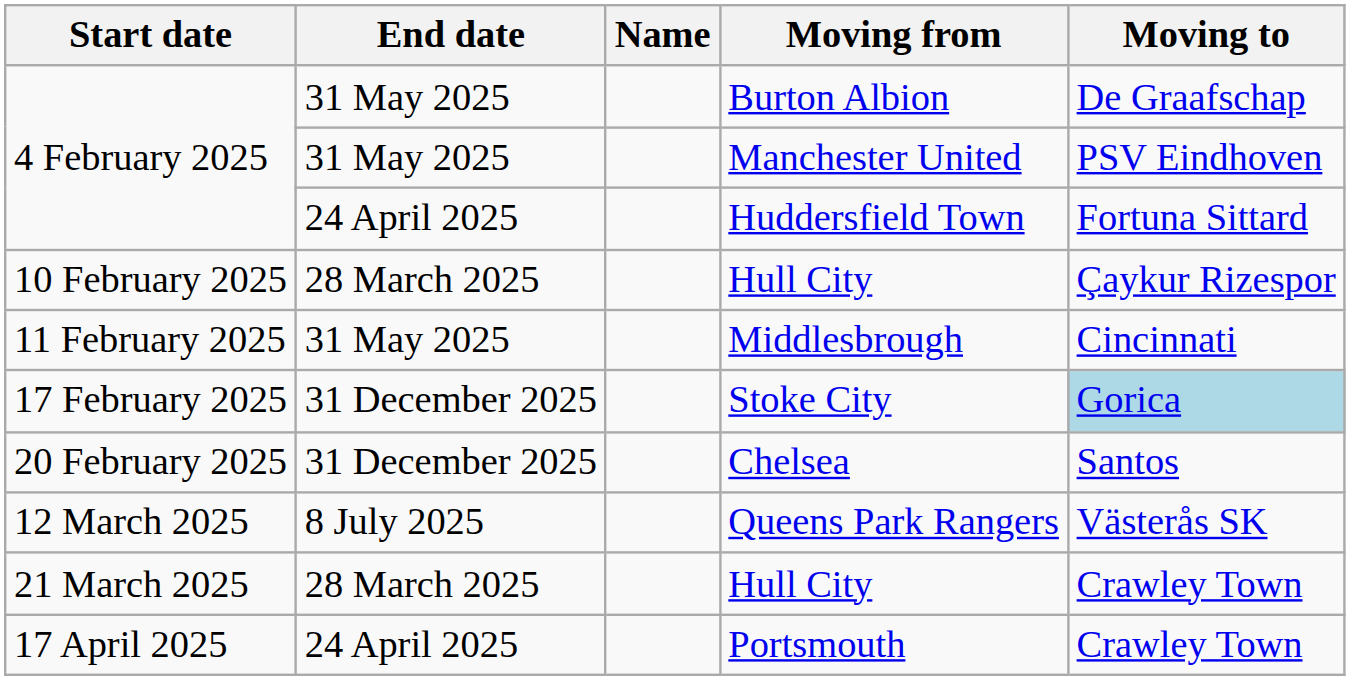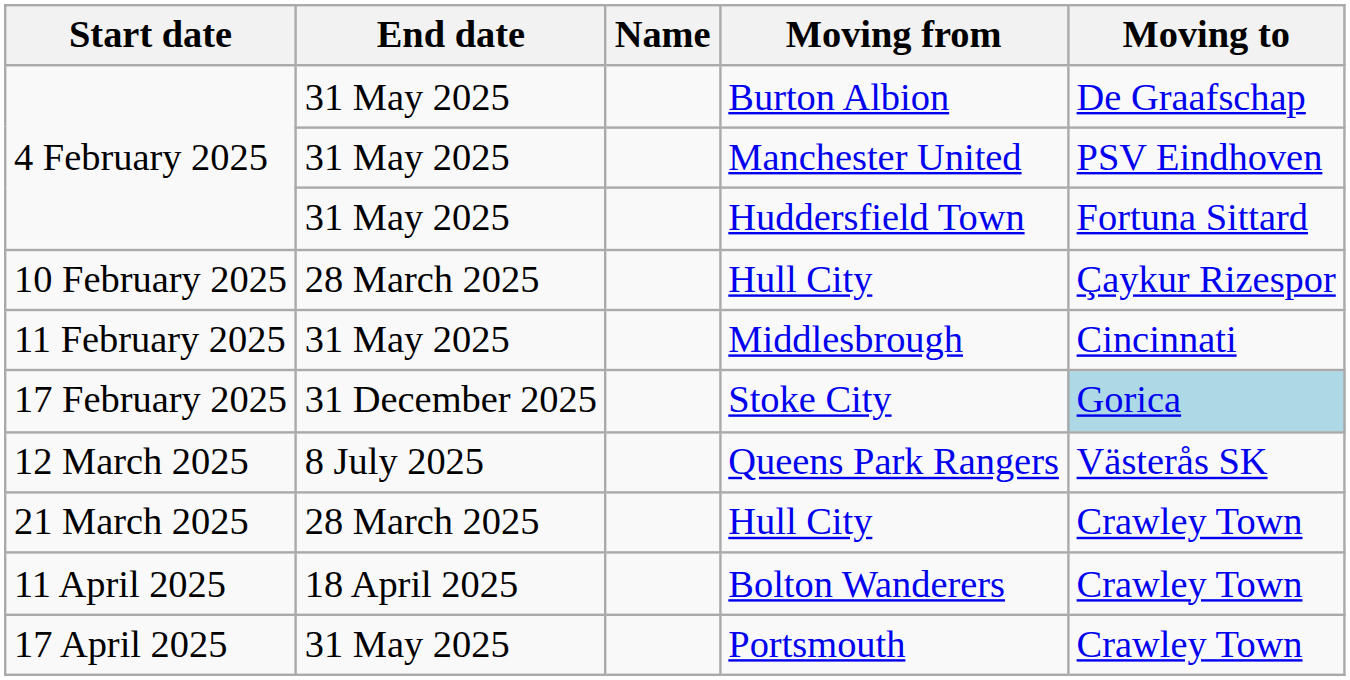(411, 217) 24 April 2025 -> (407, 217) 31 May 2025
- row: (151, 461)
+ row: (120, 583)
(411, 643) 24 April 2025 -> (407, 643) 31 May 2025
